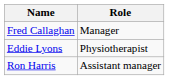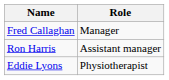rows swapped: (31, 65) <-> (35, 48)
